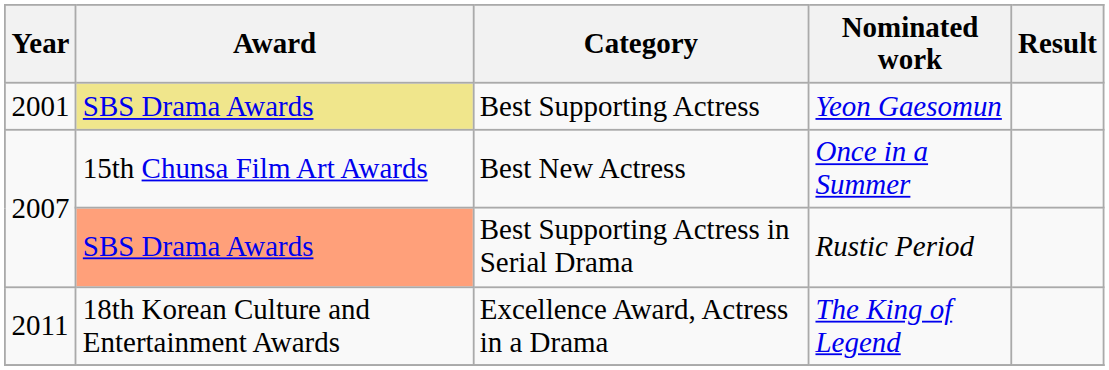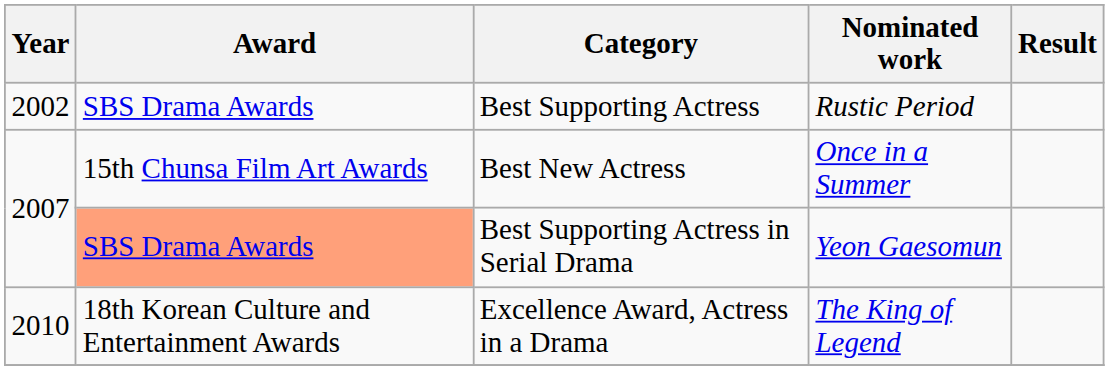(41, 105) 2001 -> (41, 105) 2002
(198, 105) khaki background -> (198, 105) no background
(909, 105) Yeon Gaesomun -> (895, 105) Rustic Period
(895, 246) Rustic Period -> (909, 246) Yeon Gaesomun
(40, 325) 2011 -> (41, 325) 2010
